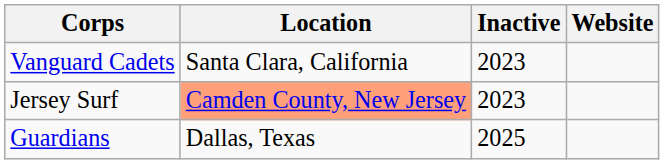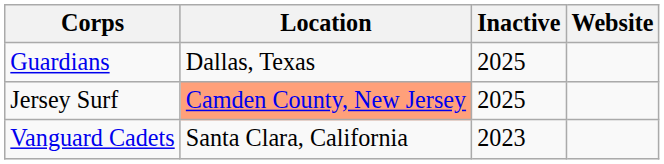rows swapped: (60, 138) <-> (93, 61)
(501, 100) 2023 -> (501, 100) 2025
